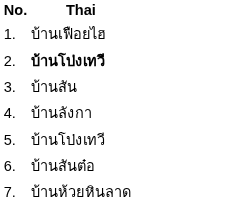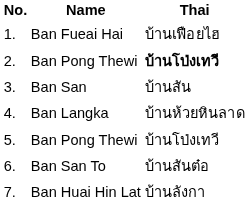+ column: (86, 10)
(61, 113) บ้านลังกา -> (195, 113) บ้านห้วยหินลาด
(81, 192) บ้านห้วยหินลาด -> (175, 192) บ้านลังกา
